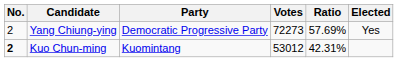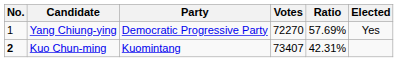(10, 30) 2 -> (10, 30) 1
(288, 30) 72273 -> (288, 30) 72270
(288, 48) 53012 -> (288, 48) 73407
